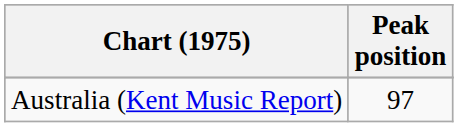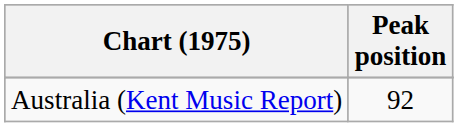(401, 99) 97 -> (401, 99) 92
